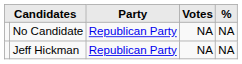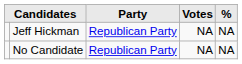rows swapped: (46, 50) <-> (48, 31)
